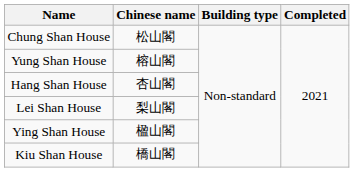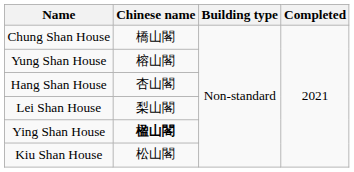(156, 36) 松山閣 -> (156, 36) 橋山閣
(156, 131) normal -> (156, 131) bold
(156, 154) 橋山閣 -> (156, 154) 松山閣
